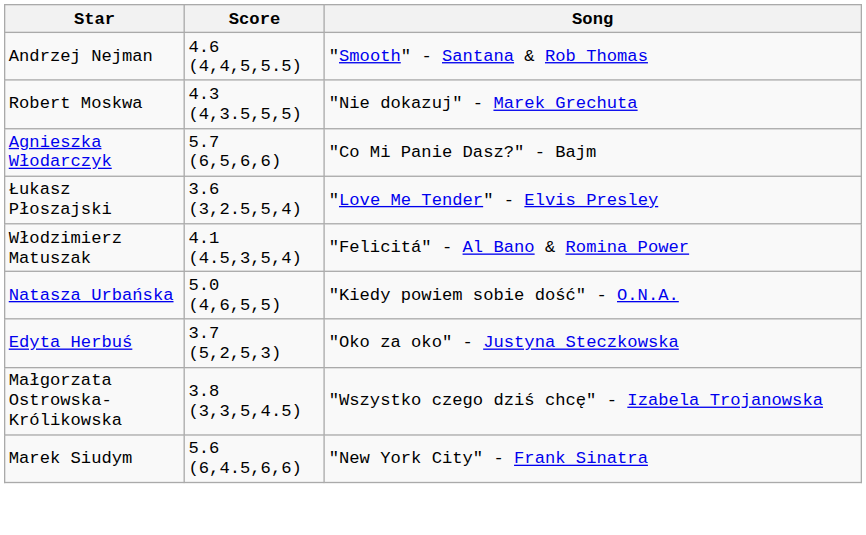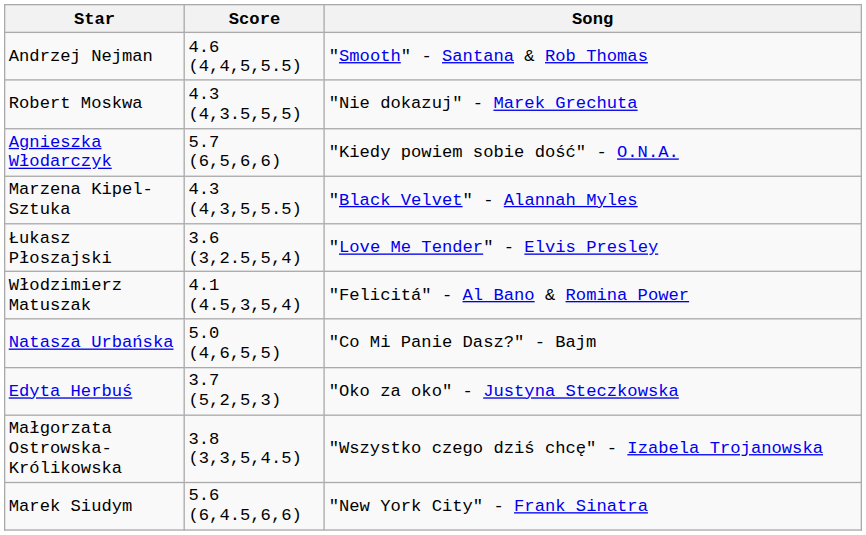(463, 152) "Co Mi Panie Dasz?" - Bajm -> (504, 152) "Kiedy powiem sobie dość" - O.N.A.
+ row: (81, 200)
(504, 295) "Kiedy powiem sobie dość" - O.N.A. -> (463, 343) "Co Mi Panie Dasz?" - Bajm
